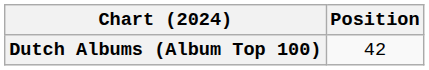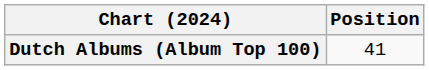(375, 50) 42 -> (375, 50) 41
